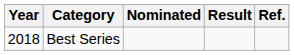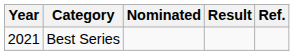(24, 38) 2018 -> (24, 38) 2021
